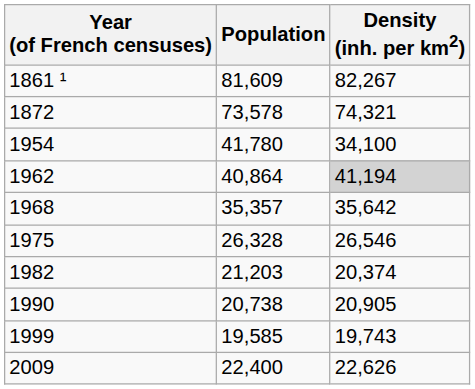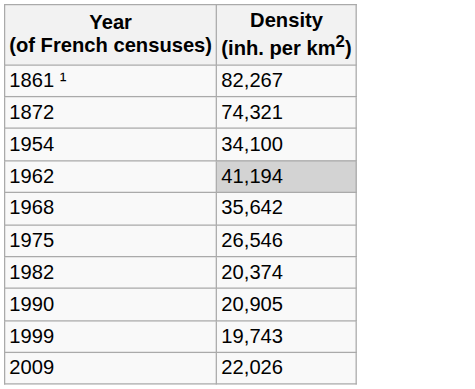- column: (273, 34)
(366, 368) 22,626 -> (252, 368) 22,026
